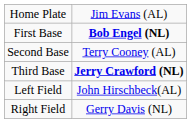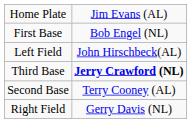(129, 33) bold -> (129, 33) normal
rows swapped: (38, 52) <-> (38, 90)
